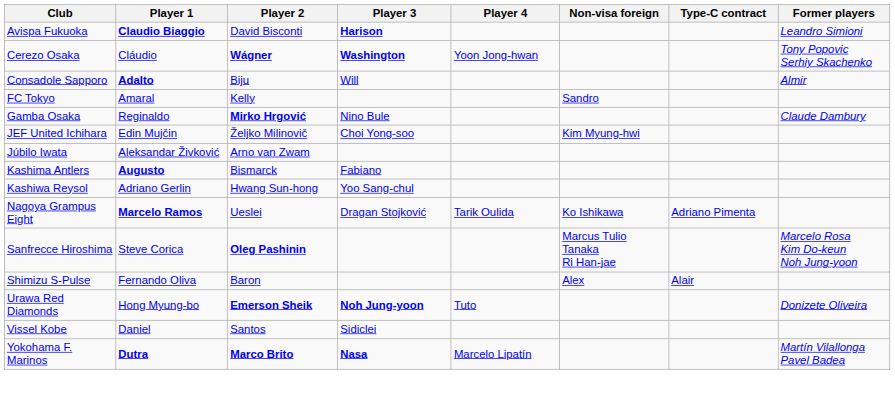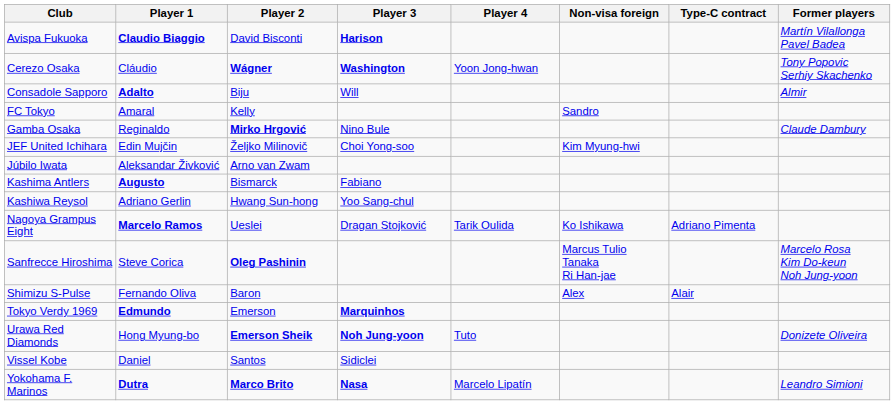(822, 31) Leandro Simioni -> (823, 37) Martín Vilallonga Pavel Badea
+ row: (52, 311)
(823, 354) Martín Vilallonga Pavel Badea -> (822, 384) Leandro Simioni
